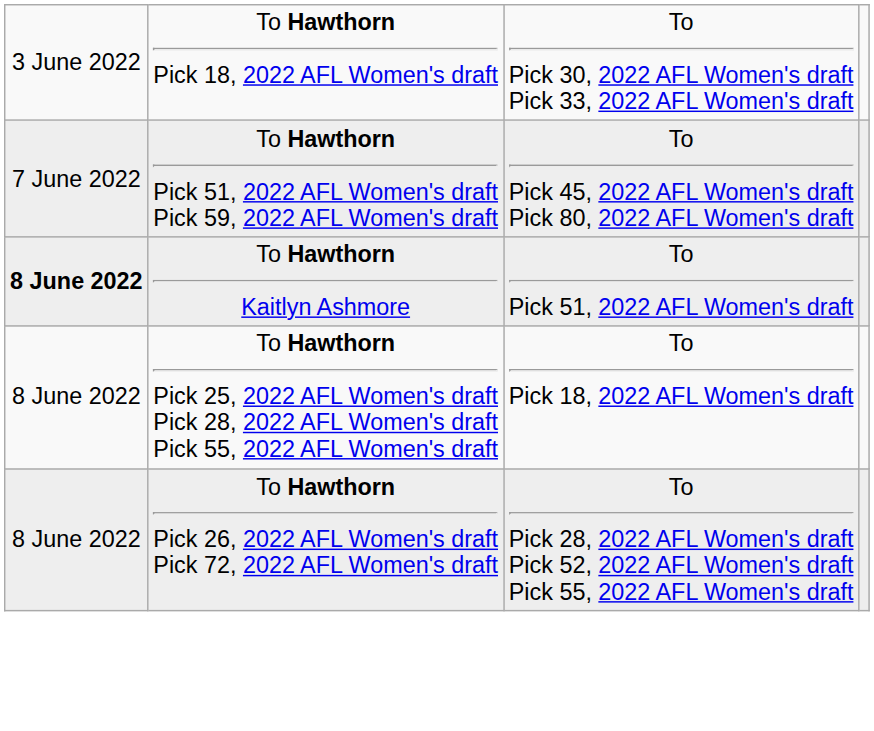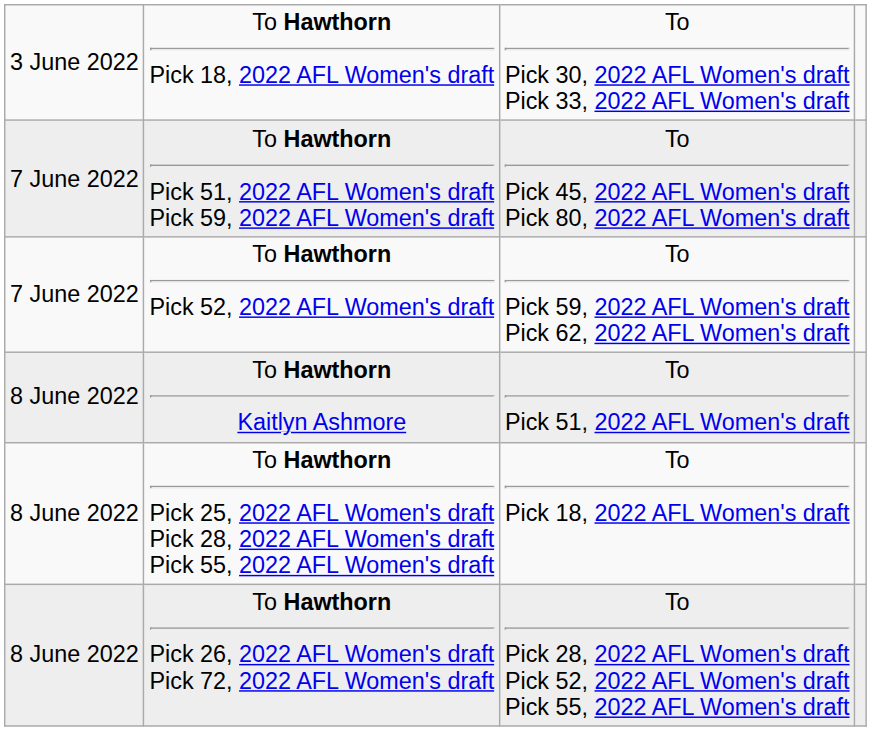+ row: (322, 281)
(76, 281) bold -> (74, 396) normal
